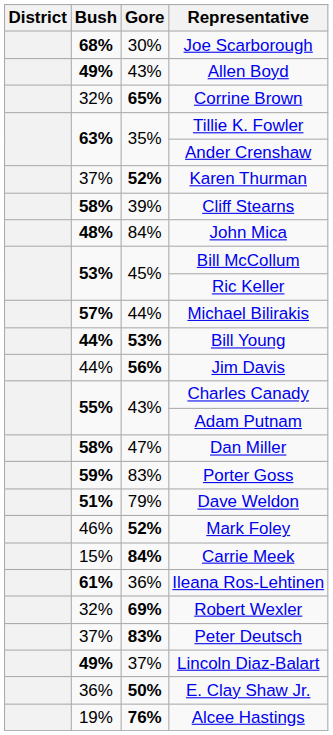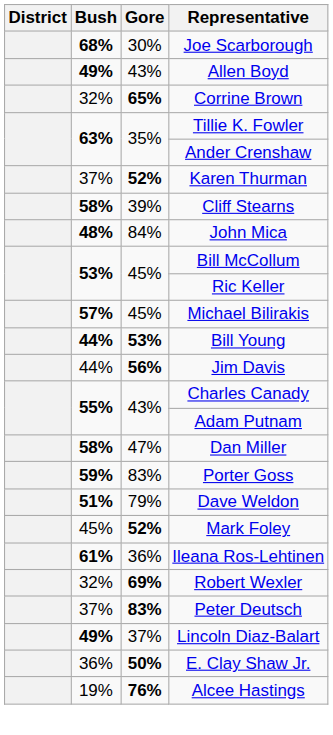(145, 313) 44% -> (145, 313) 45%
(96, 529) 46% -> (96, 529) 45%
- row: (248, 555)
